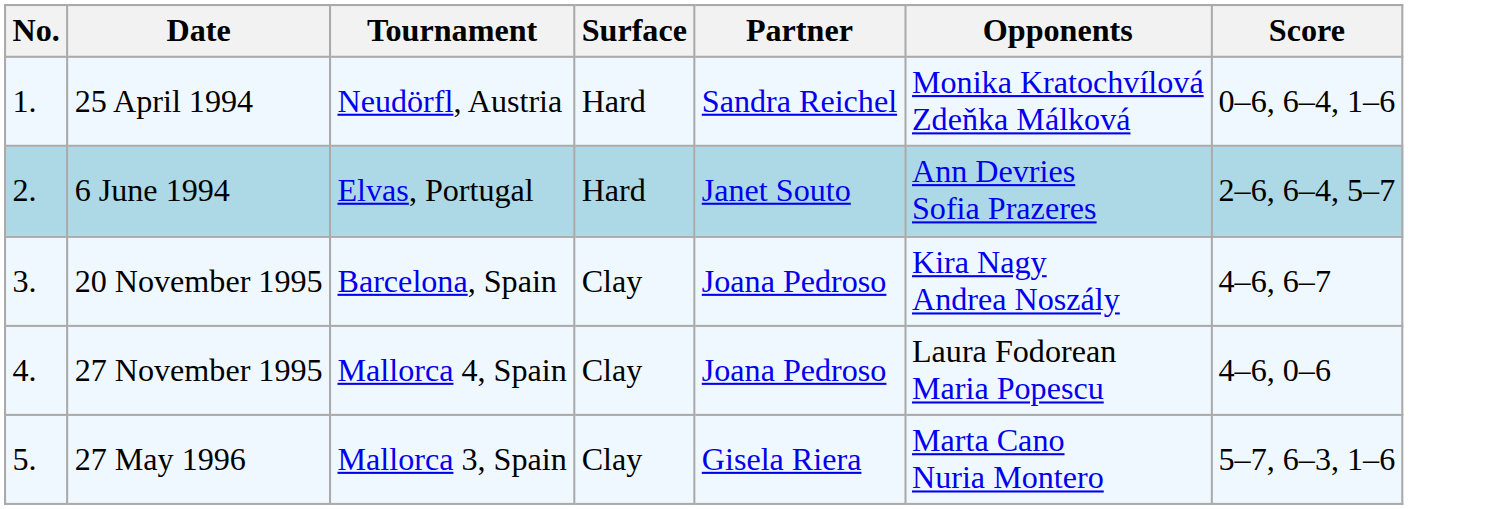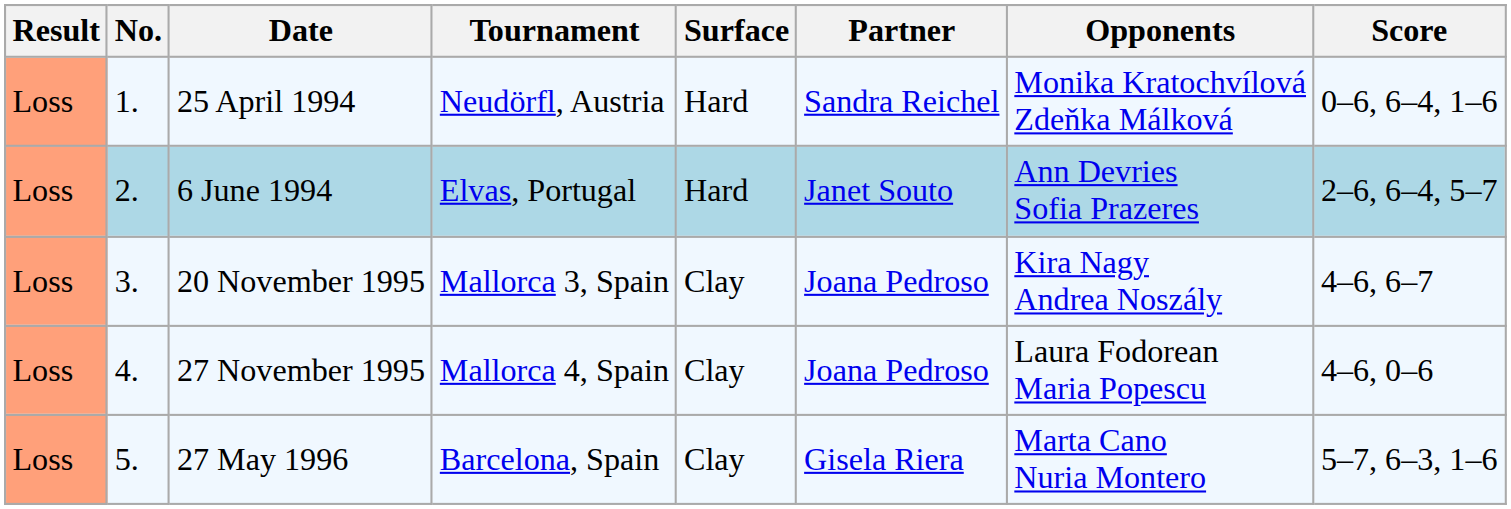+ column: (56, 30)
(447, 279) Barcelona, Spain -> (554, 279) Mallorca 3, Spain
(452, 458) Mallorca 3, Spain -> (550, 458) Barcelona, Spain
